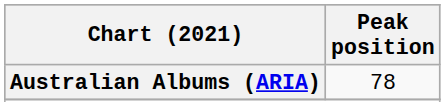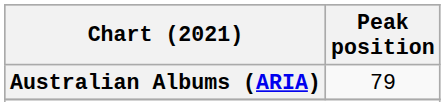(383, 82) 78 -> (383, 82) 79
